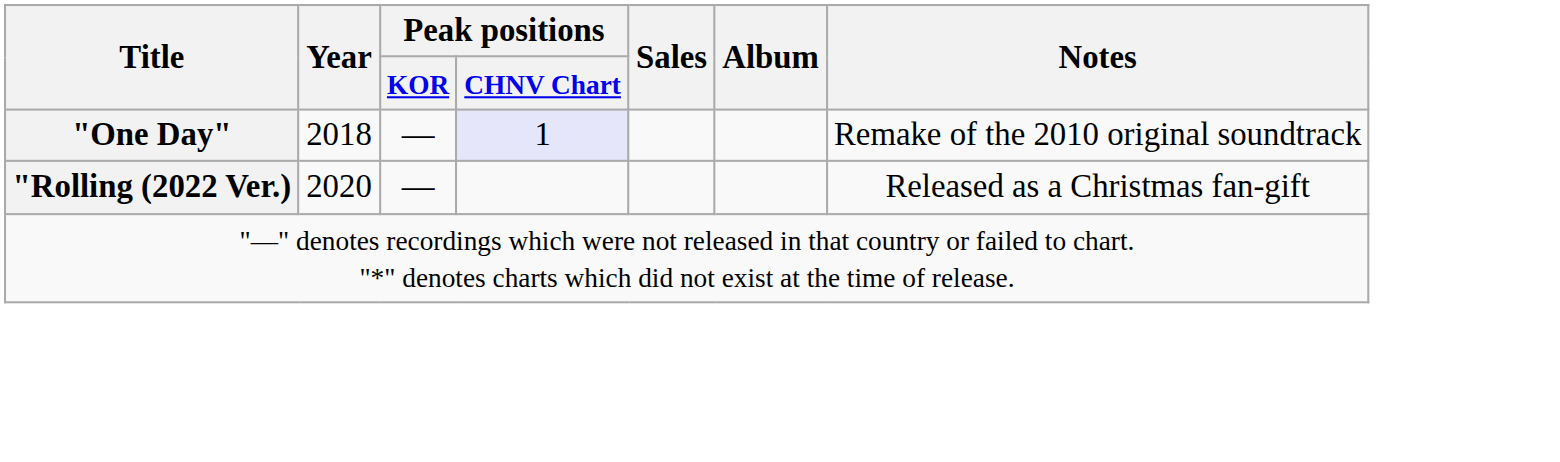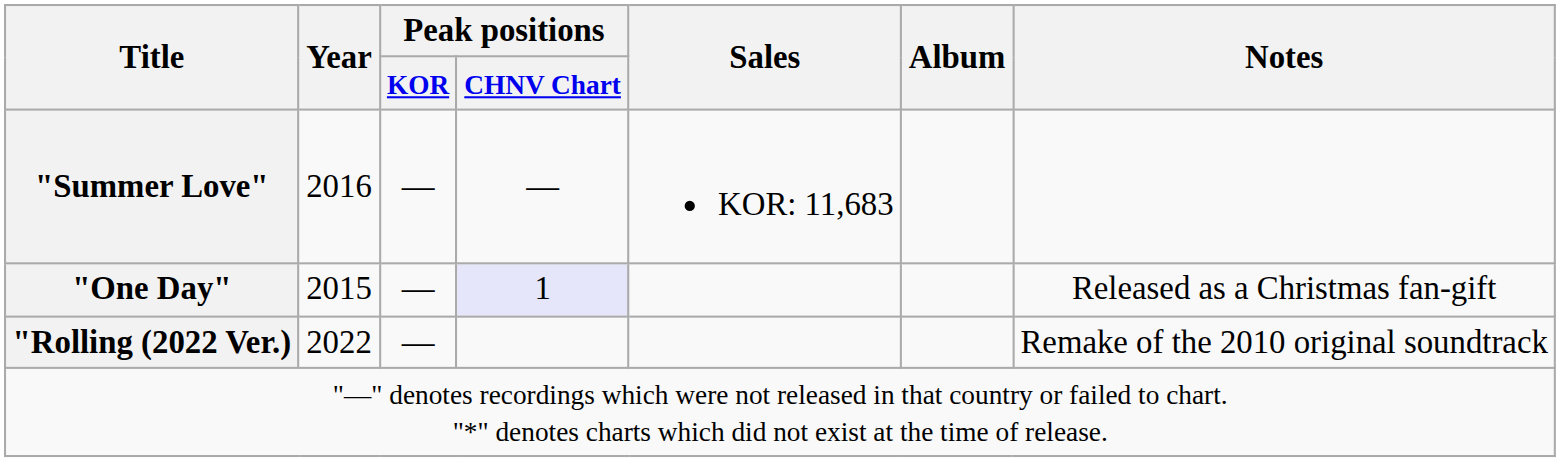+ row: (152, 185)
(339, 134) 2018 -> (339, 289) 2015
(1098, 134) Remake of the 2010 original soundtrack -> (1284, 289) Released as a Christmas fan-gift
(339, 186) 2020 -> (339, 341) 2022
(1098, 186) Released as a Christmas fan-gift -> (1284, 341) Remake of the 2010 original soundtrack
